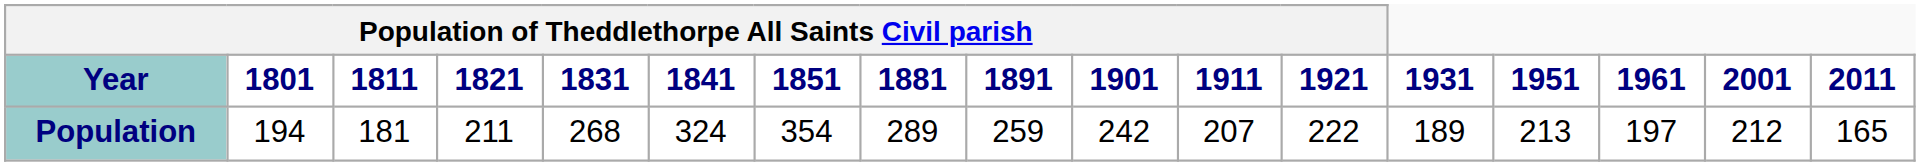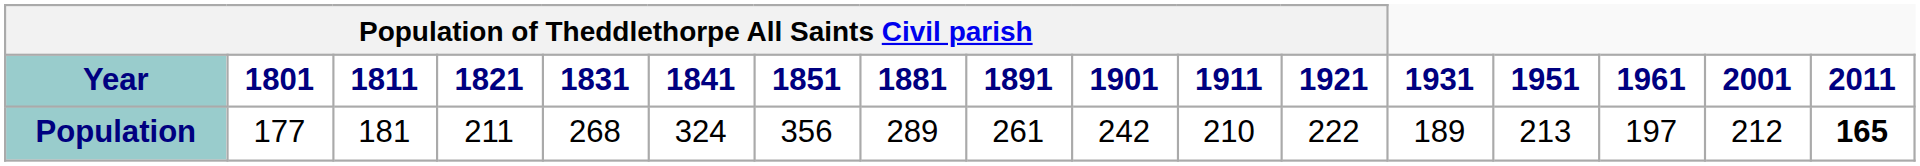(279, 133) 194 -> (279, 133) 177
(807, 133) 354 -> (807, 133) 356
(1018, 133) 259 -> (1018, 133) 261
(1229, 133) 207 -> (1229, 133) 210
(1862, 133) normal -> (1862, 133) bold
